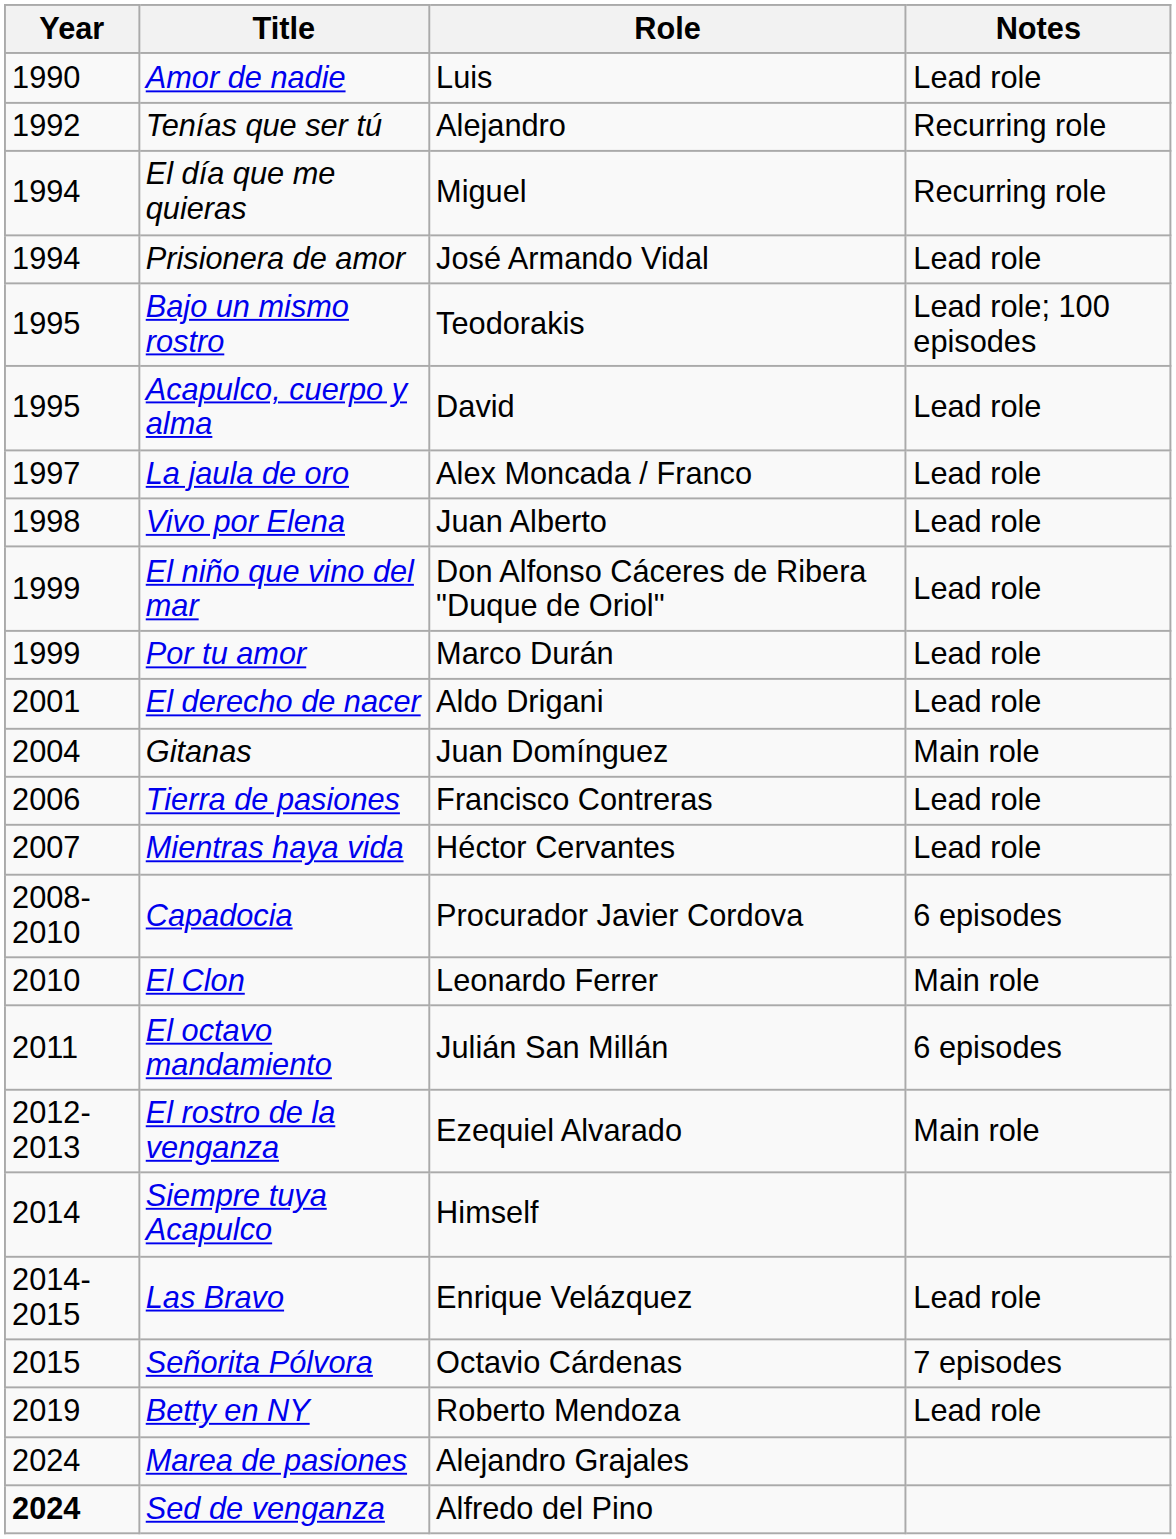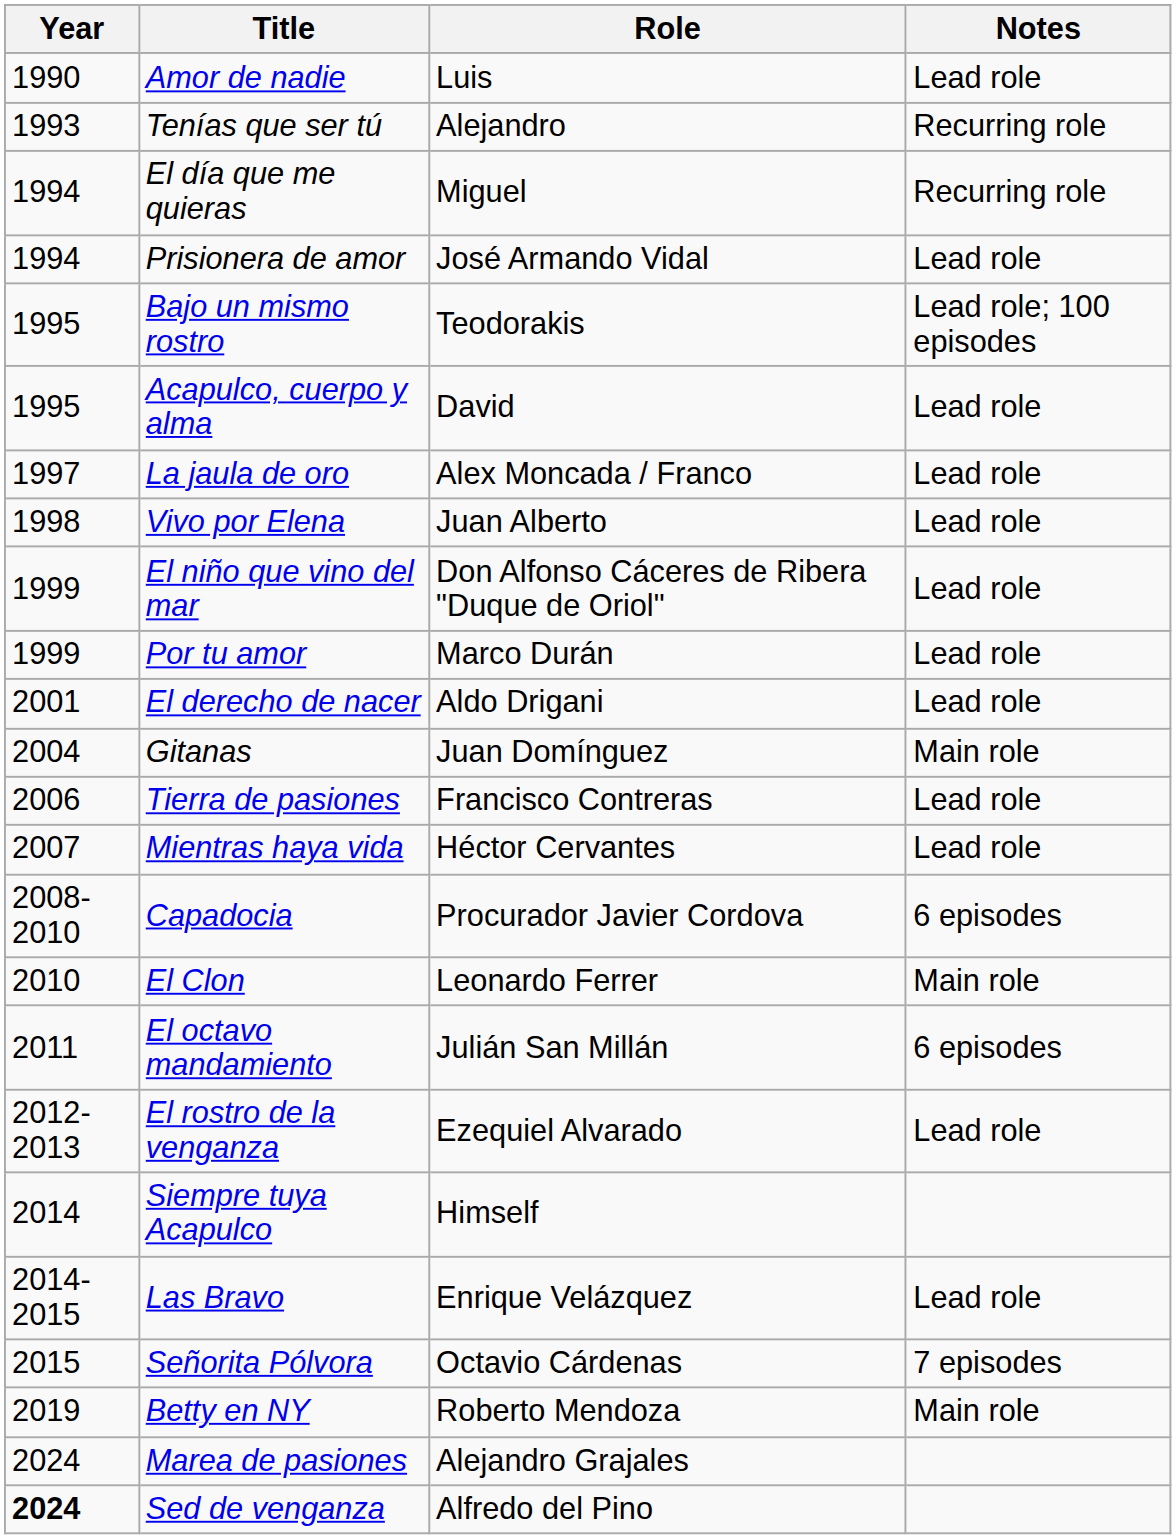(46, 126) 1992 -> (46, 126) 1993
(977, 1130) Main role -> (977, 1130) Lead role
(977, 1411) Lead role -> (977, 1411) Main role
